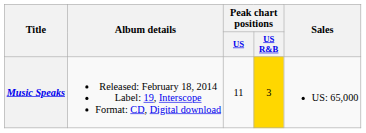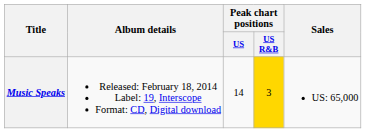(239, 92) 11 -> (239, 92) 14
